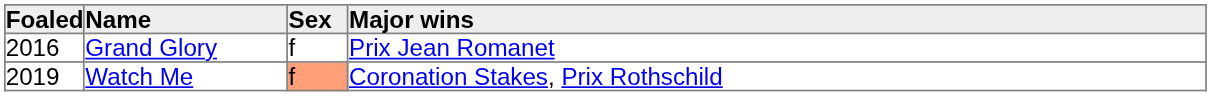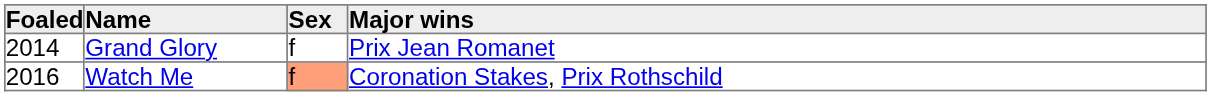(33, 48) 2016 -> (33, 48) 2014
(33, 76) 2019 -> (33, 76) 2016
